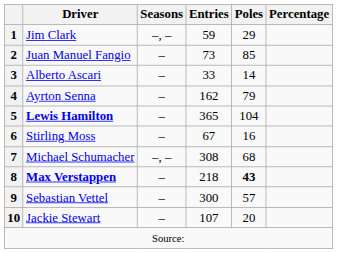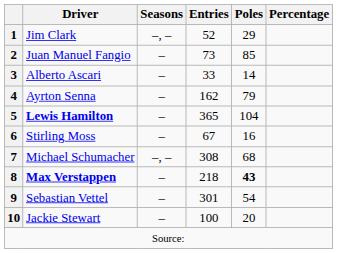(209, 34) 59 -> (209, 34) 52
(209, 197) 300 -> (209, 197) 301
(249, 197) 57 -> (249, 197) 54
(209, 217) 107 -> (209, 217) 100
